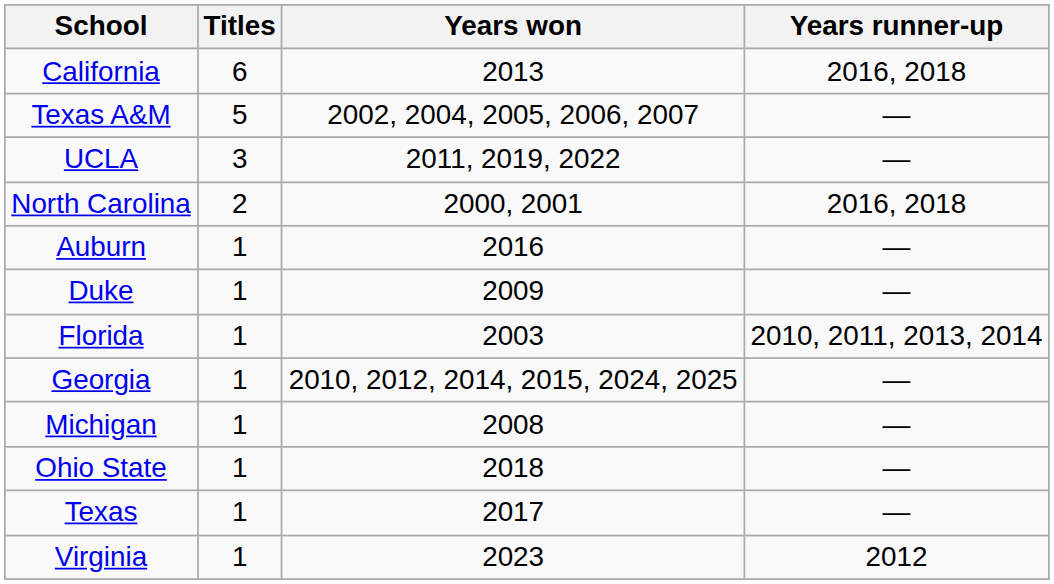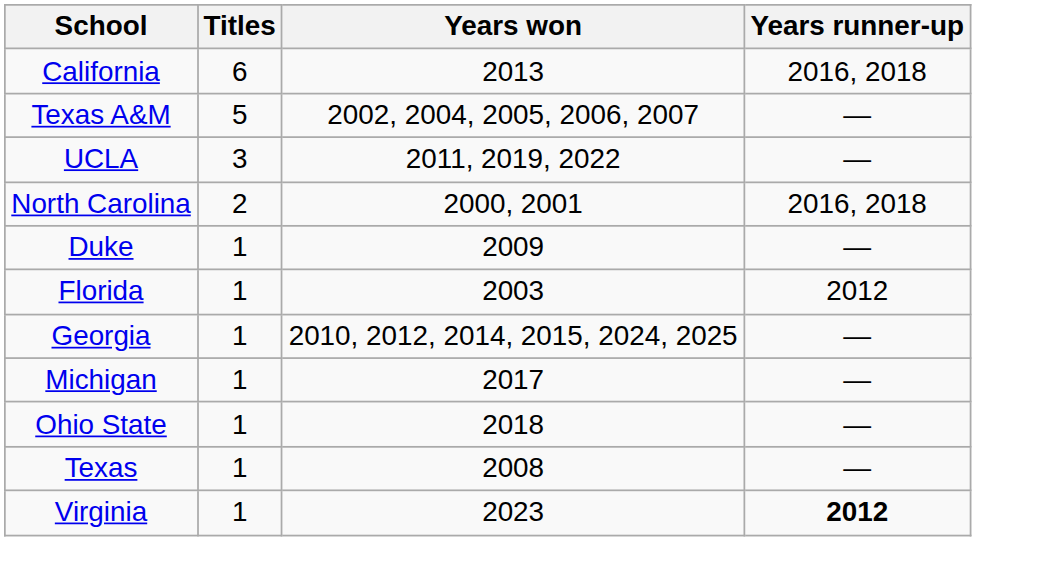- row: (101, 247)
(896, 335) 2010, 2011, 2013, 2014 -> (857, 291) 2012
(513, 423) 2008 -> (513, 379) 2017
(513, 512) 2017 -> (513, 468) 2008
(896, 556) normal -> (857, 512) bold
